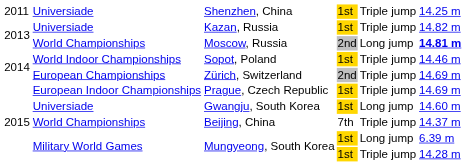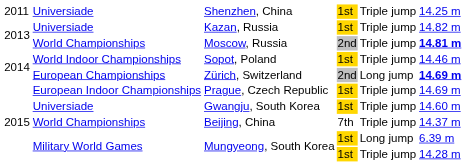(387, 43) Long jump -> (388, 43) Triple jump
(388, 75) Triple jump -> (387, 75) Long jump
(440, 75) normal -> (440, 75) bold
(387, 106) Long jump -> (388, 106) Triple jump
